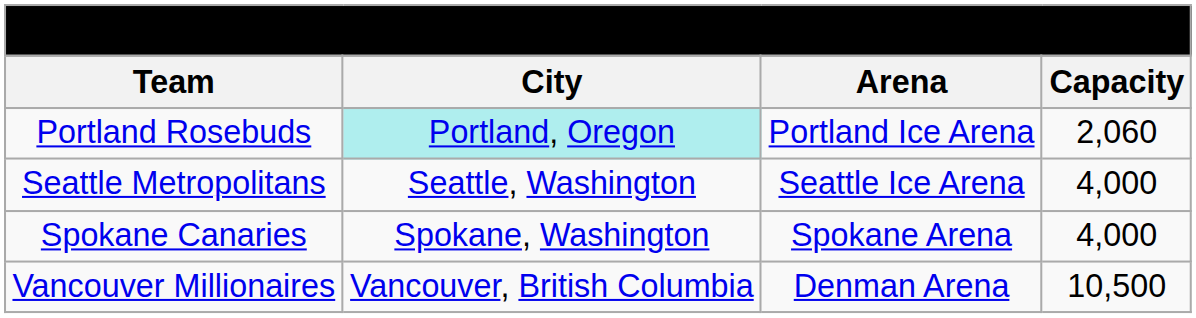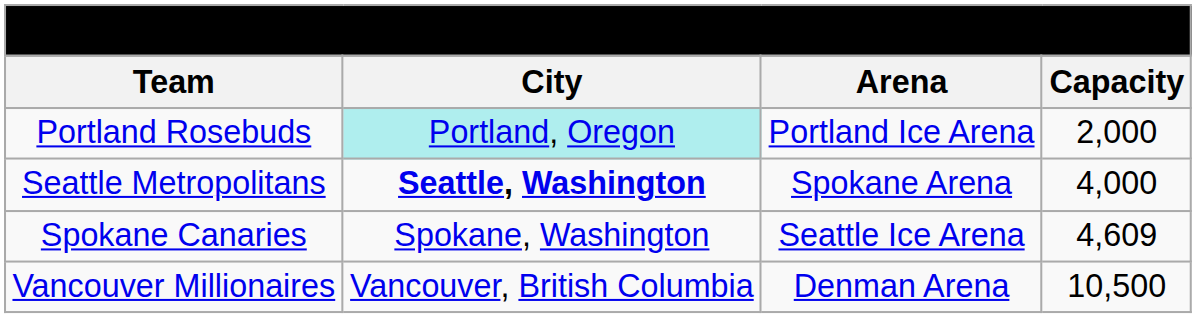(1117, 132) 2,060 -> (1117, 132) 2,000
(552, 183) normal -> (552, 183) bold
(902, 183) Seattle Ice Arena -> (902, 183) Spokane Arena
(902, 235) Spokane Arena -> (902, 235) Seattle Ice Arena
(1117, 235) 4,000 -> (1117, 235) 4,609
